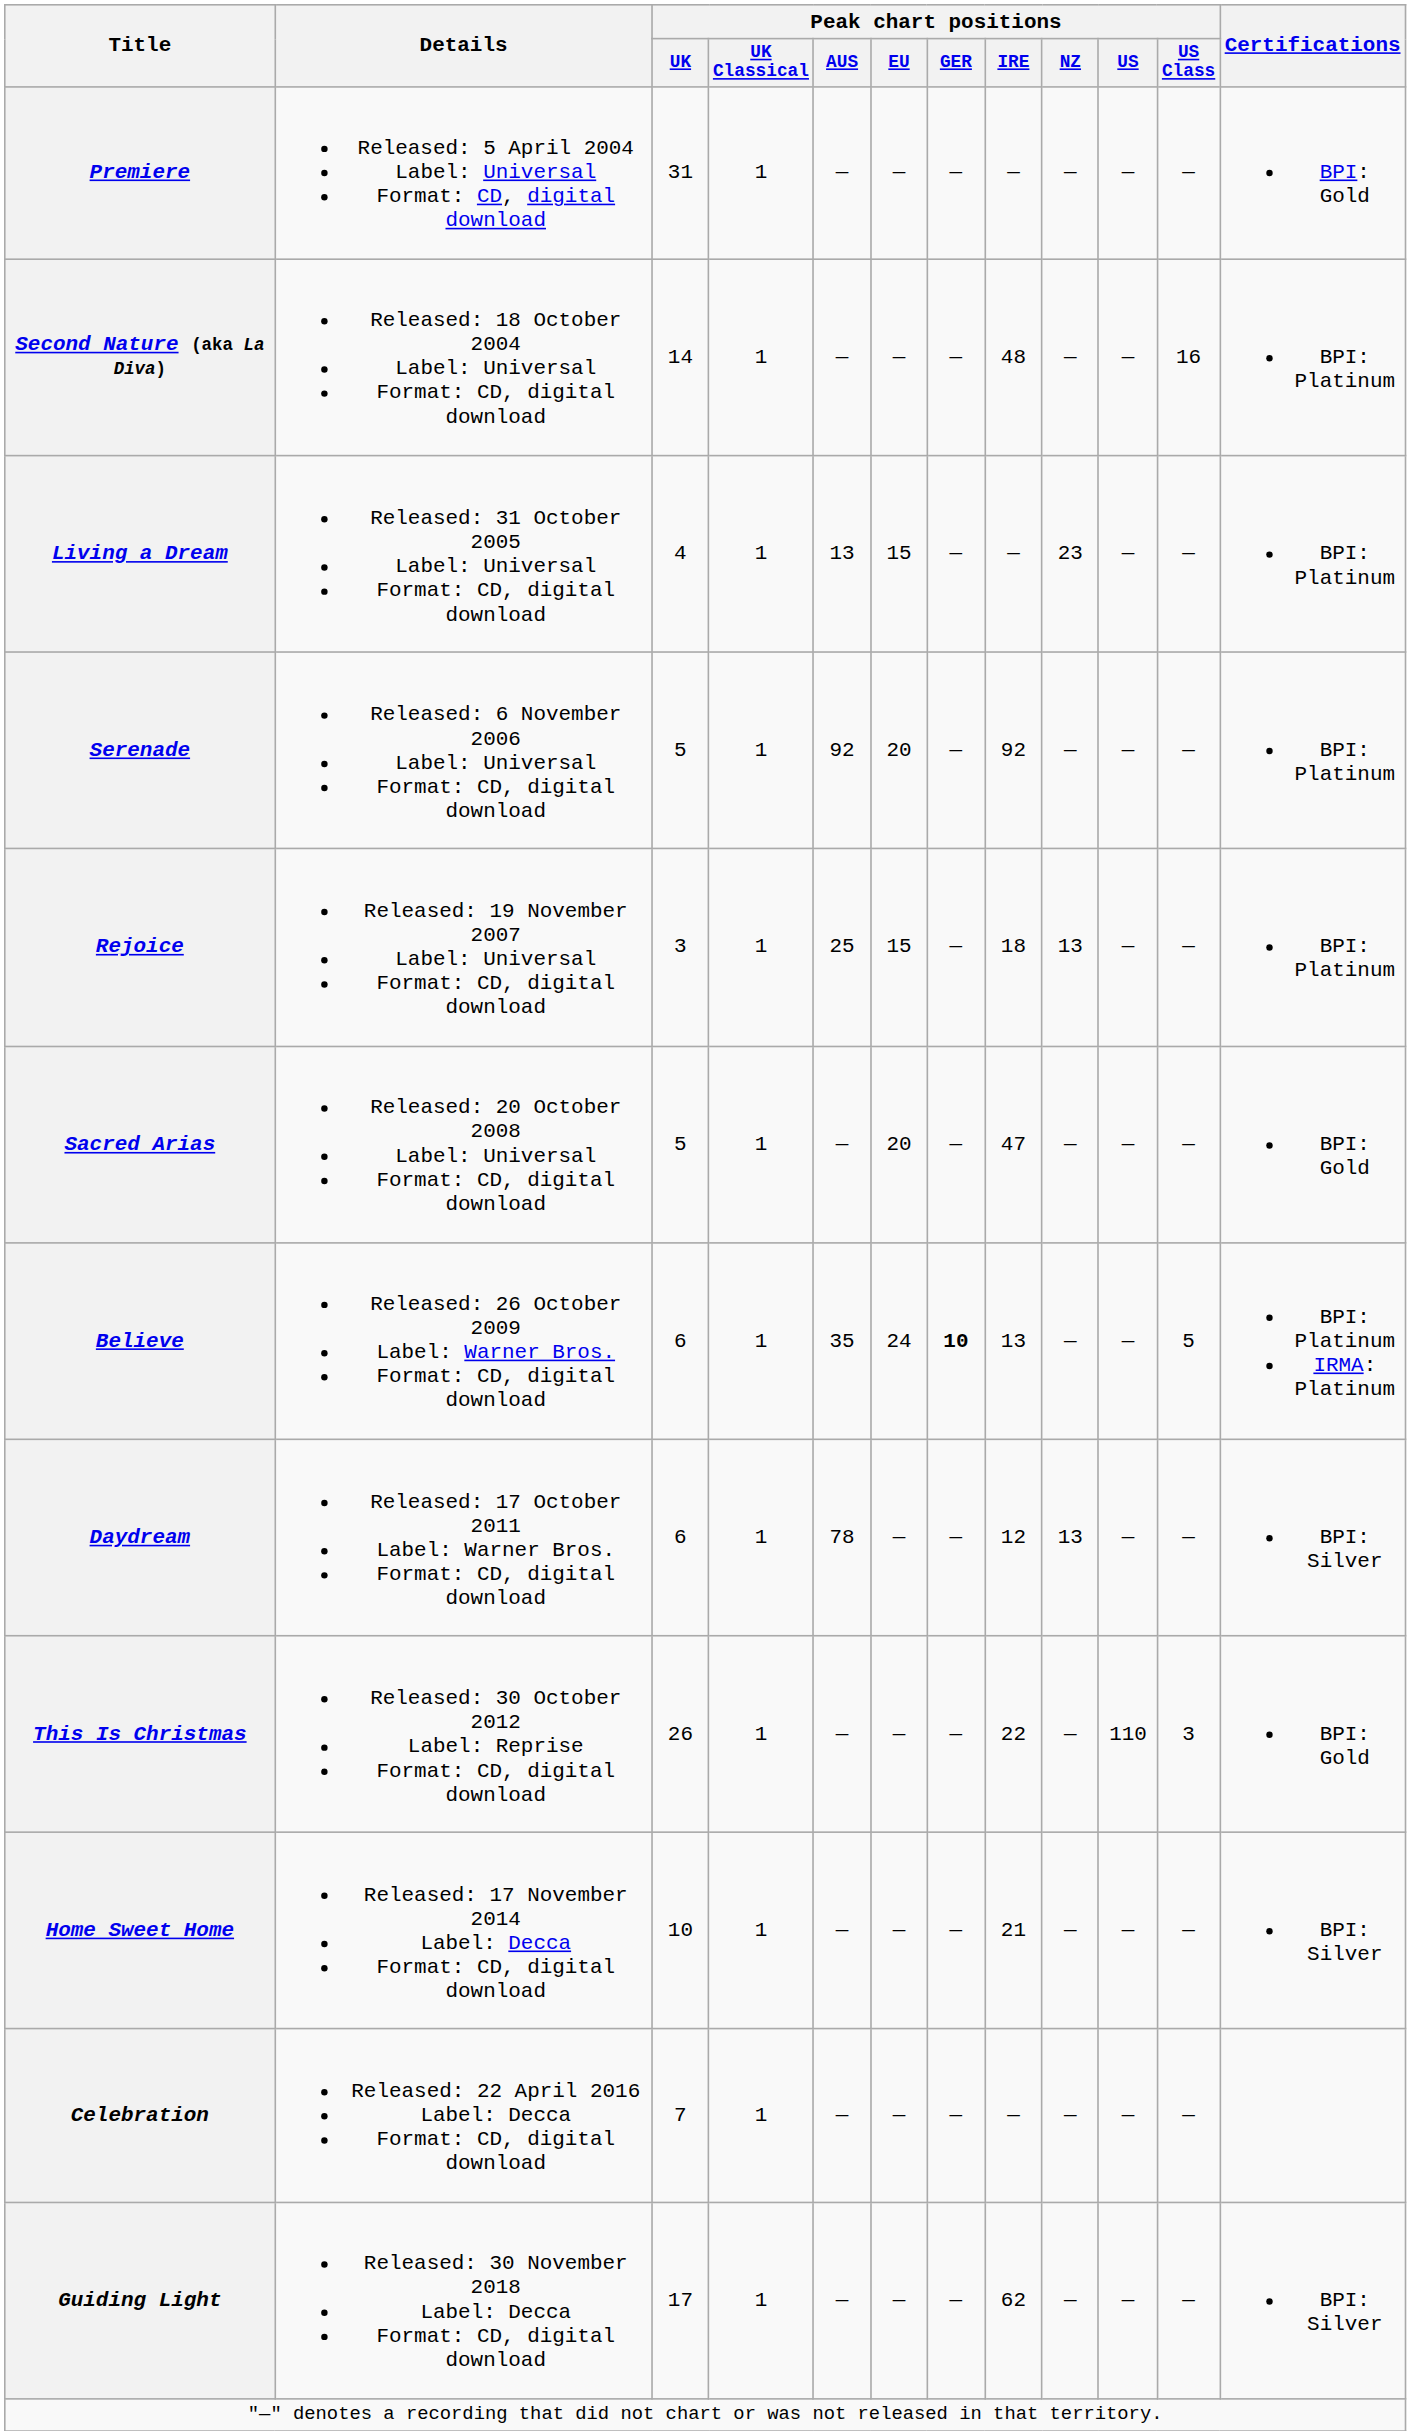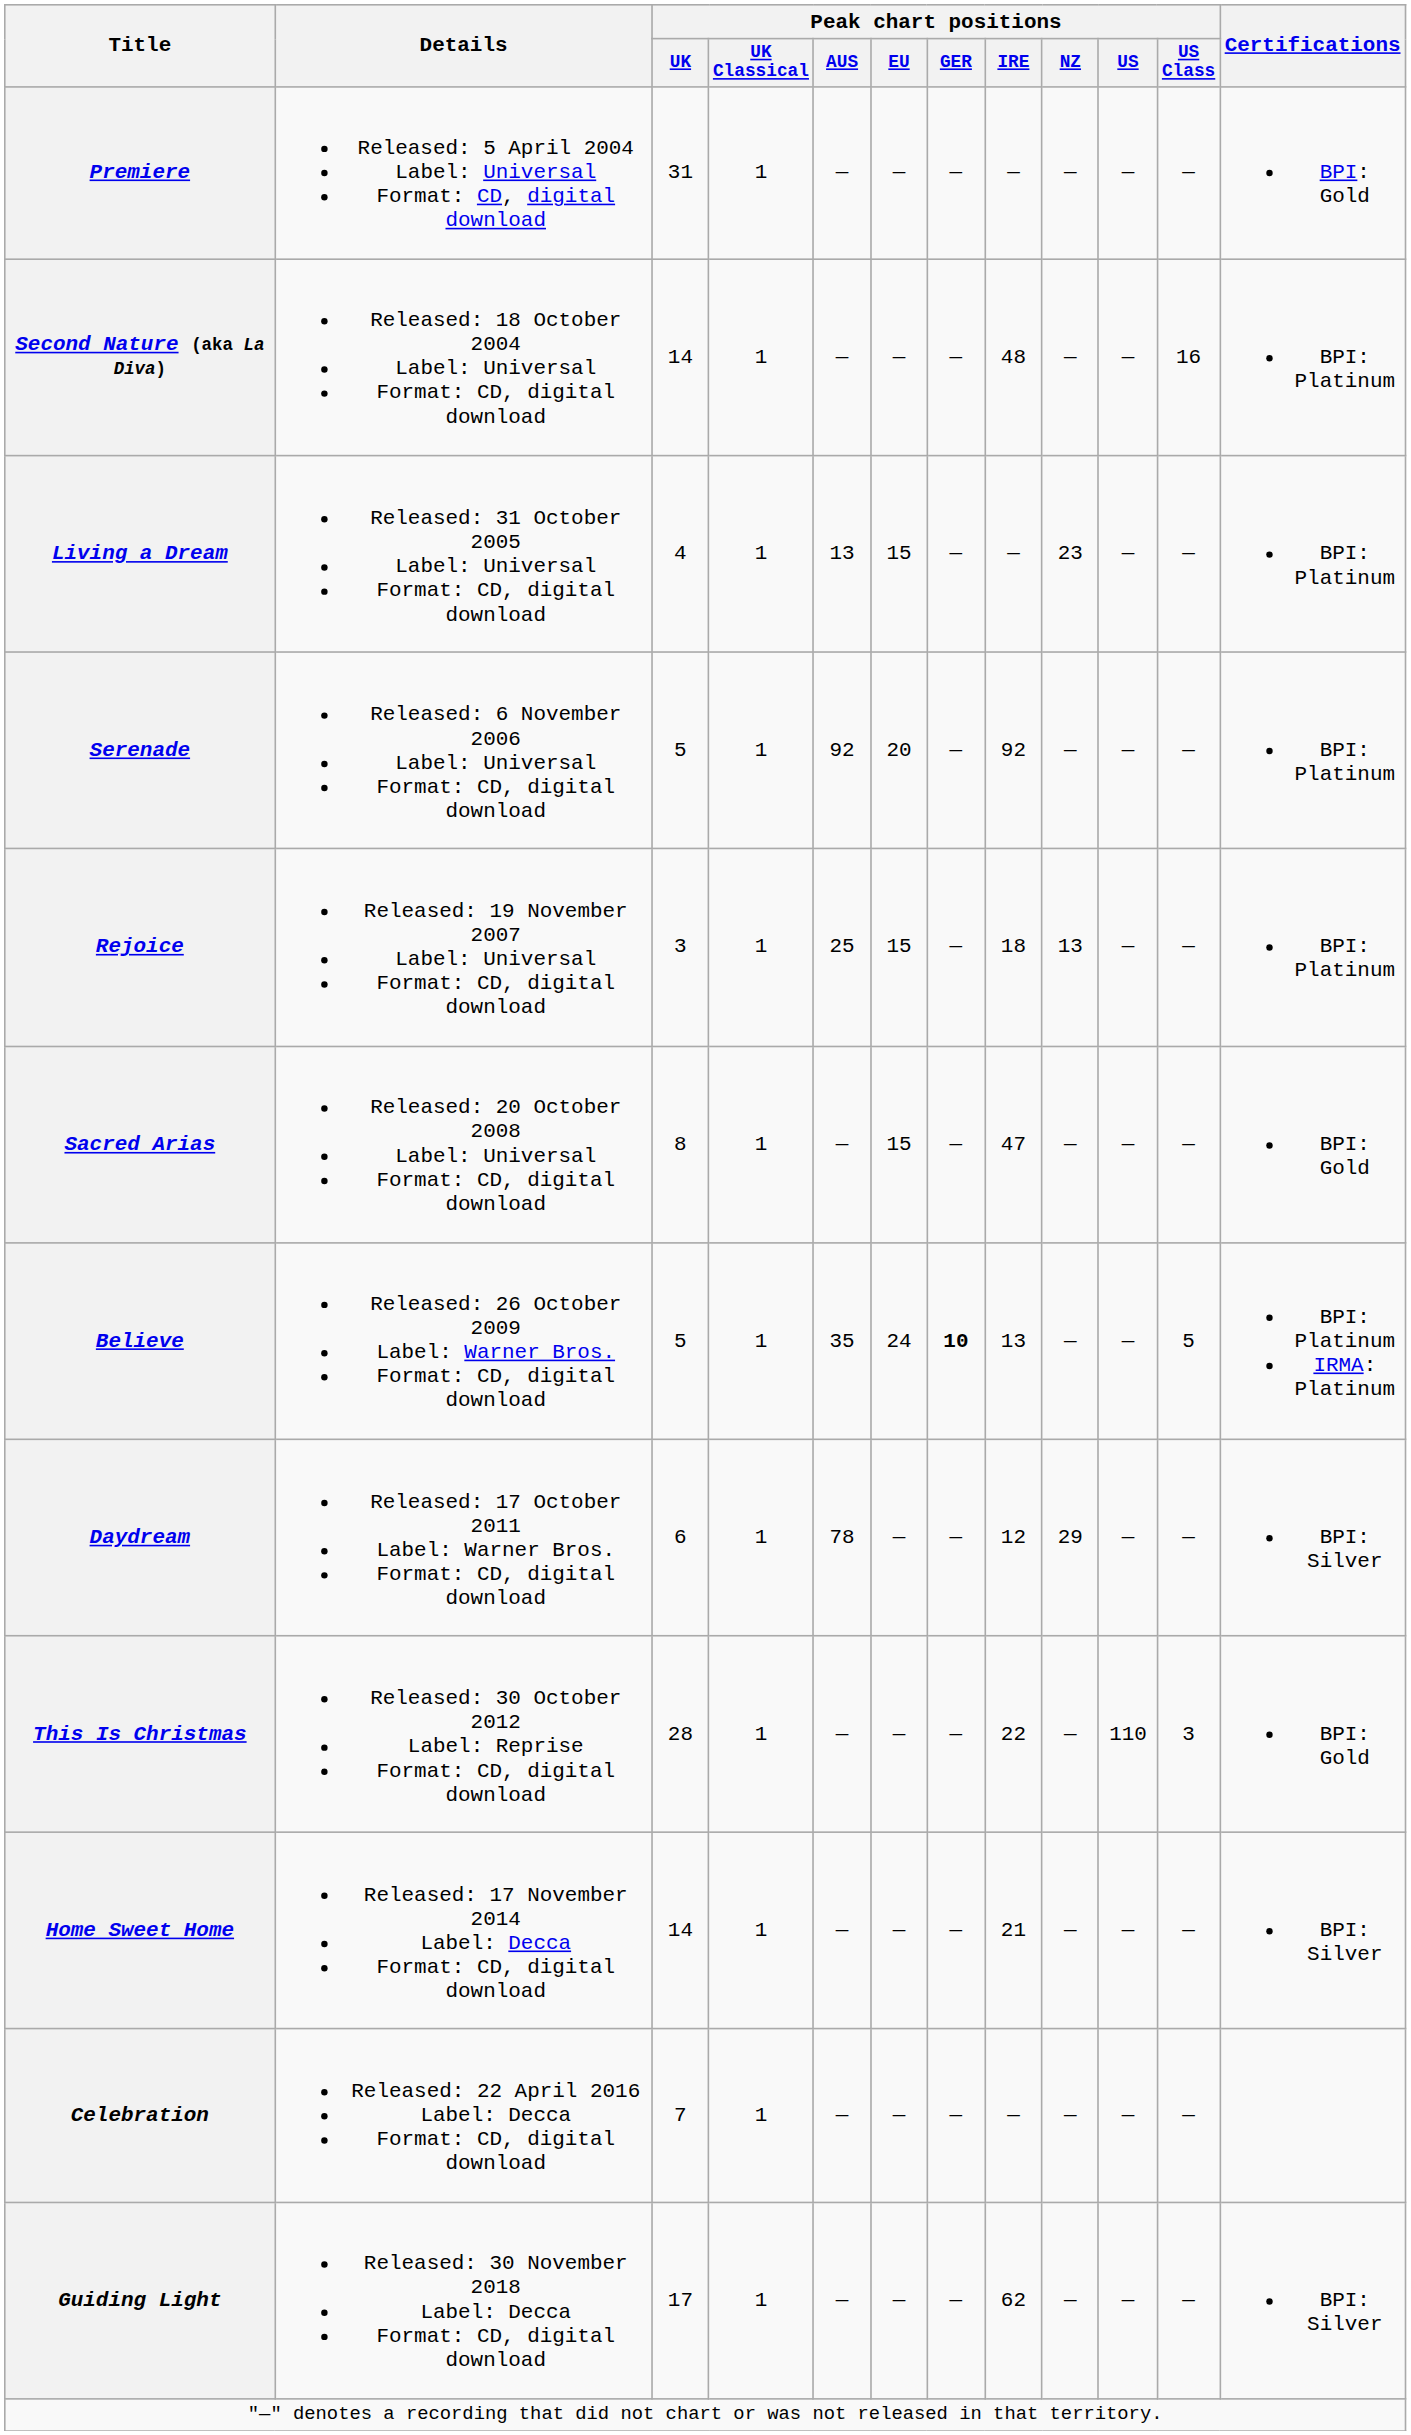(680, 1144) 5 -> (680, 1144) 8
(899, 1144) 20 -> (899, 1144) 15
(680, 1341) 6 -> (680, 1341) 5
(1070, 1538) 13 -> (1070, 1538) 29
(680, 1734) 26 -> (680, 1734) 28
(680, 1931) 10 -> (680, 1931) 14
